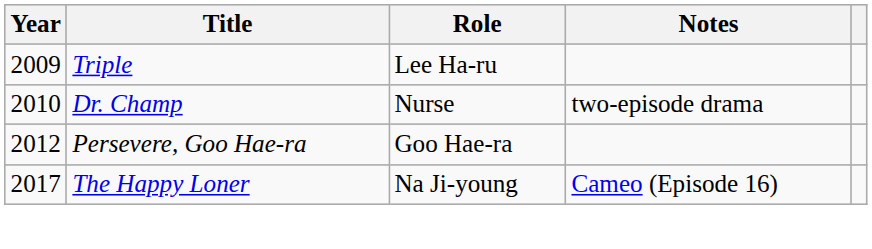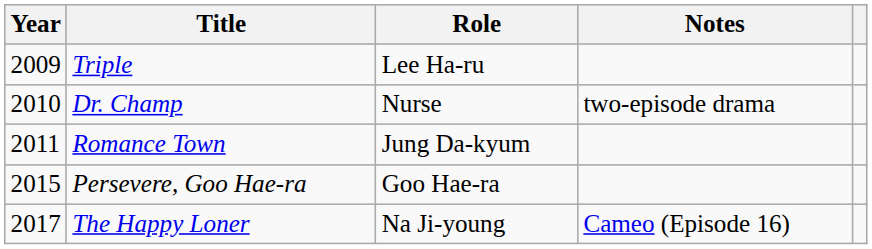+ row: (149, 143)
(36, 143) 2012 -> (36, 183) 2015
